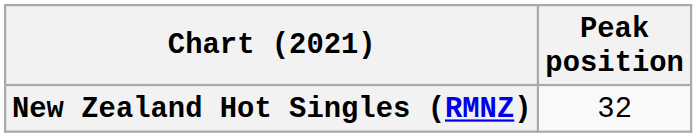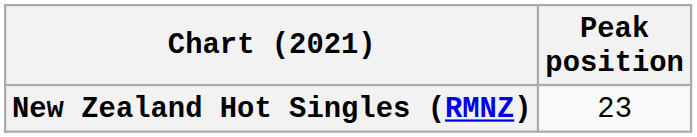(615, 109) 32 -> (615, 109) 23
